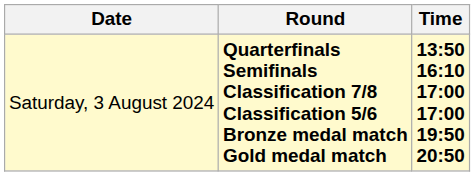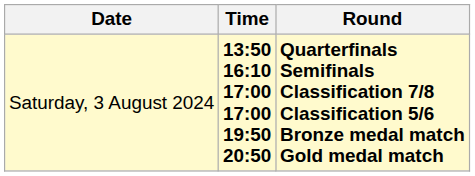columns swapped: (441, 19) <-> (315, 19)
